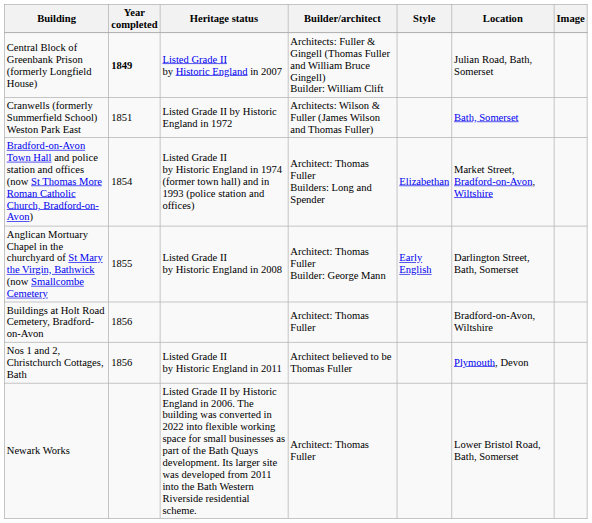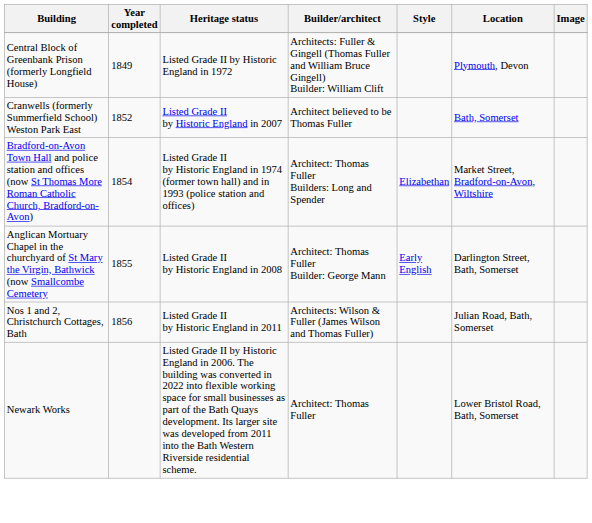(122, 65) bold -> (122, 65) normal
(222, 65) Listed Grade II by Historic England in 2007 -> (220, 65) Listed Grade II by Historic England in 1972
(493, 65) Julian Road, Bath, Somerset -> (491, 65) Plymouth, Devon
(122, 117) 1851 -> (122, 117) 1852
(220, 117) Listed Grade II by Historic England in 1972 -> (222, 117) Listed Grade II by Historic England in 2007
(335, 117) Architects: Wilson & Fuller (James Wilson and Thomas Fuller) -> (341, 117) Architect believed to be Thomas Fuller
- row: (56, 322)
(341, 362) Architect believed to be Thomas Fuller -> (335, 322) Architects: Wilson & Fuller (James Wilson and Thomas Fuller)
(491, 362) Plymouth, Devon -> (493, 322) Julian Road, Bath, Somerset
